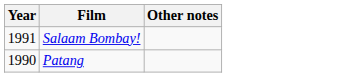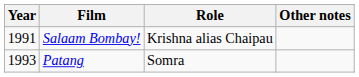+ column: (210, 15)
(22, 60) 1990 -> (22, 60) 1993
